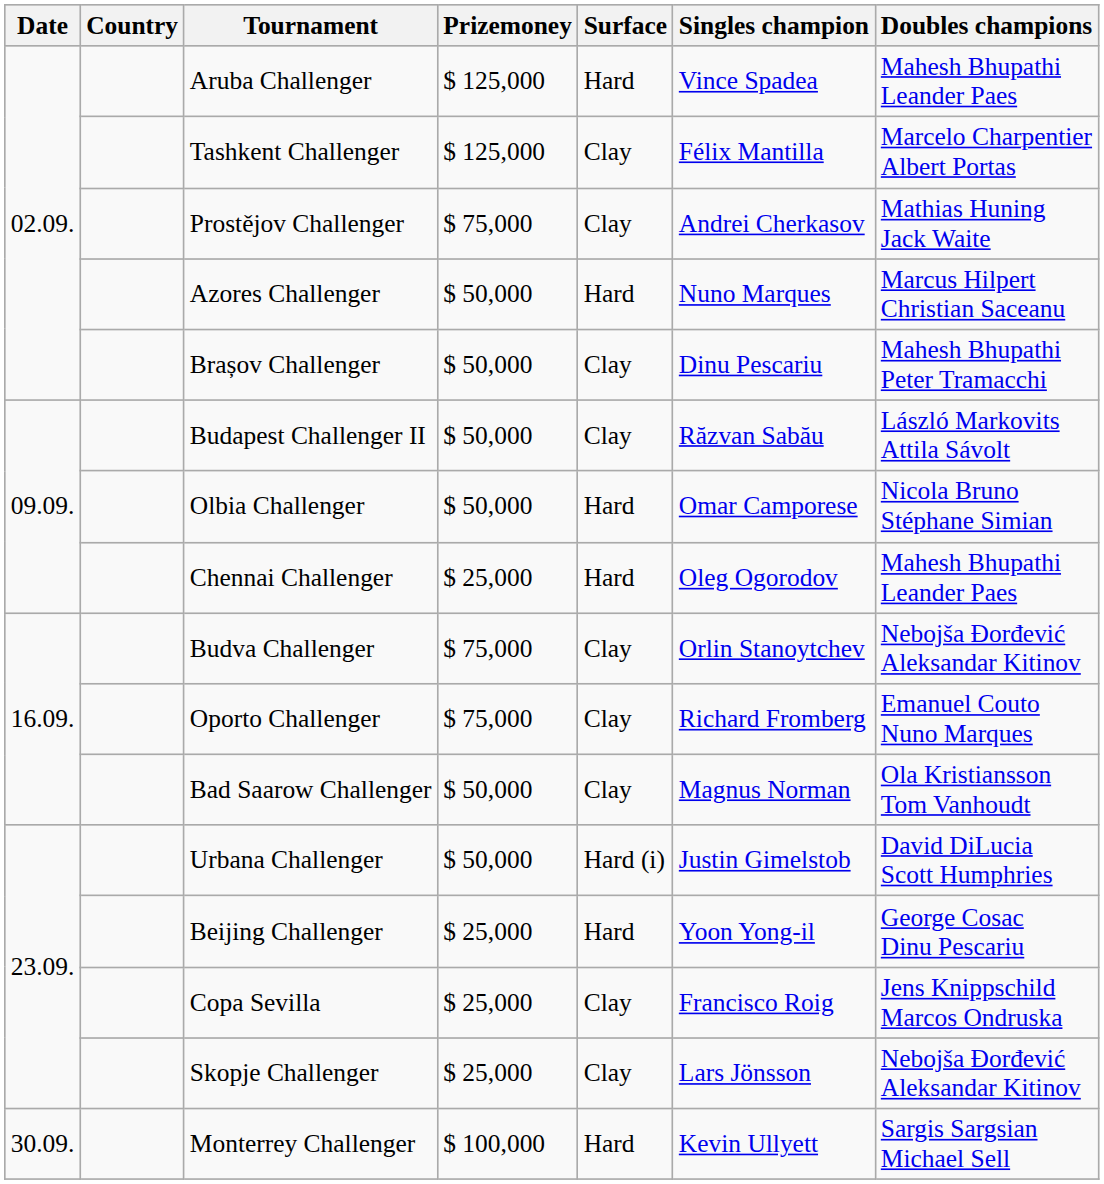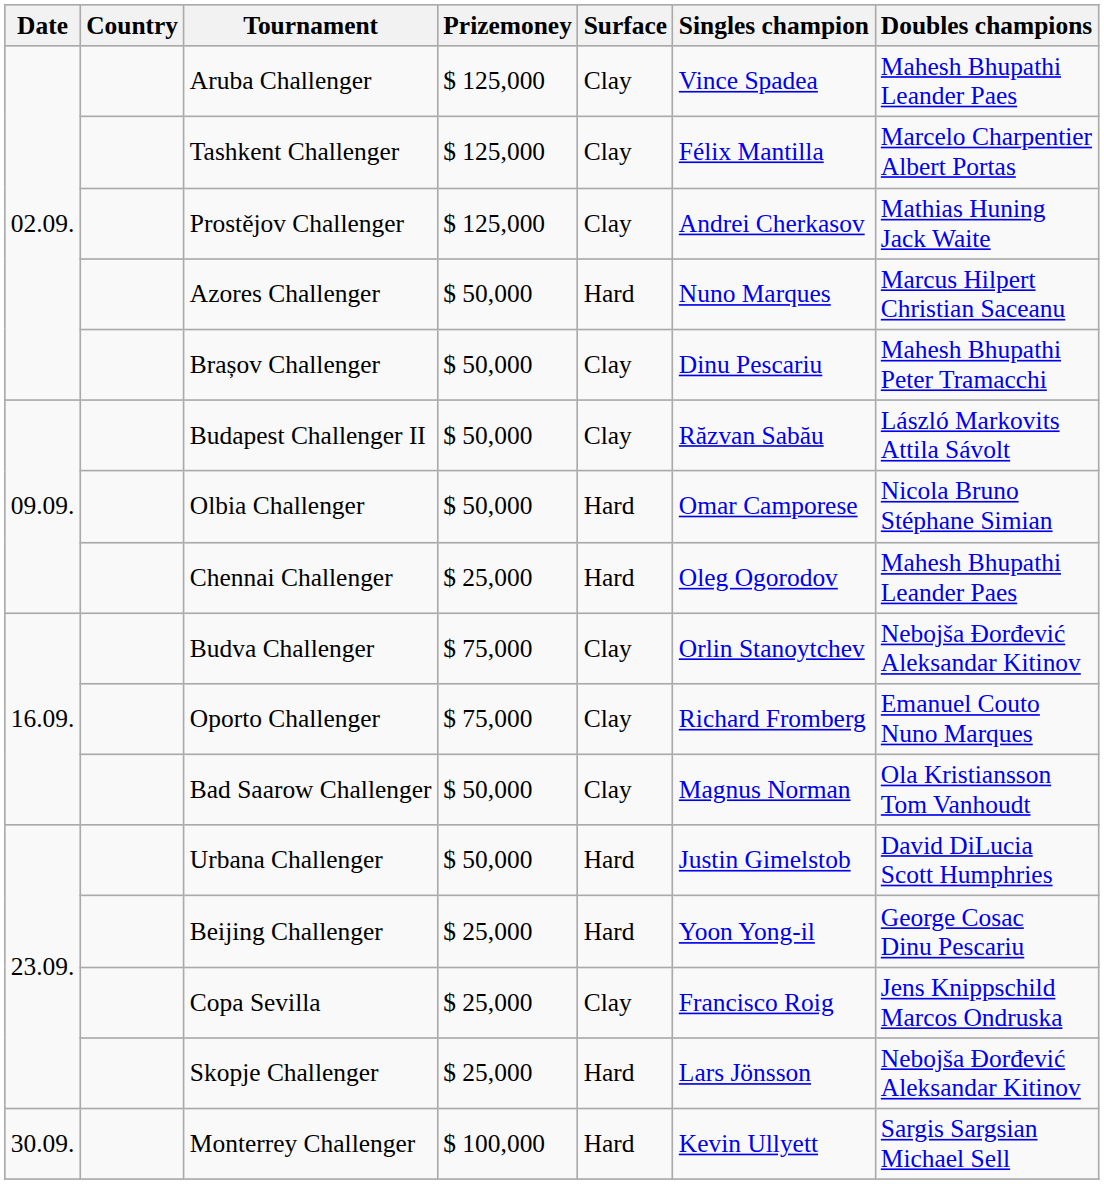(609, 80) Hard -> (608, 80) Clay
(488, 222) $ 75,000 -> (494, 222) $ 125,000
(624, 859) Hard (i) -> (609, 859) Hard
(608, 1072) Clay -> (609, 1072) Hard
